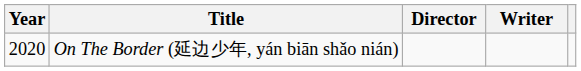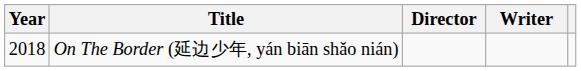(27, 49) 2020 -> (27, 49) 2018
